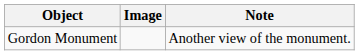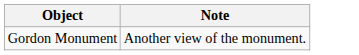- column: (143, 15)
